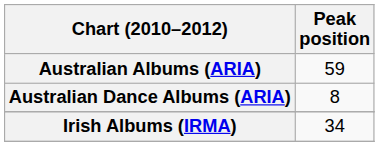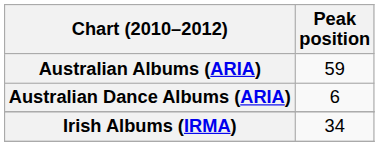(335, 97) 8 -> (335, 97) 6
